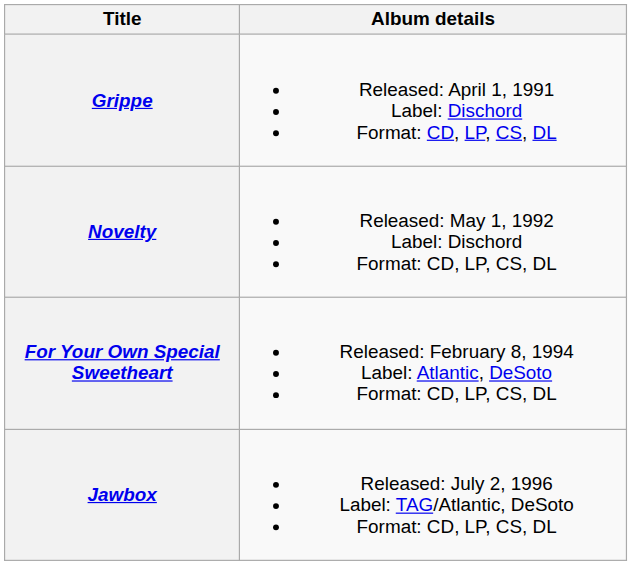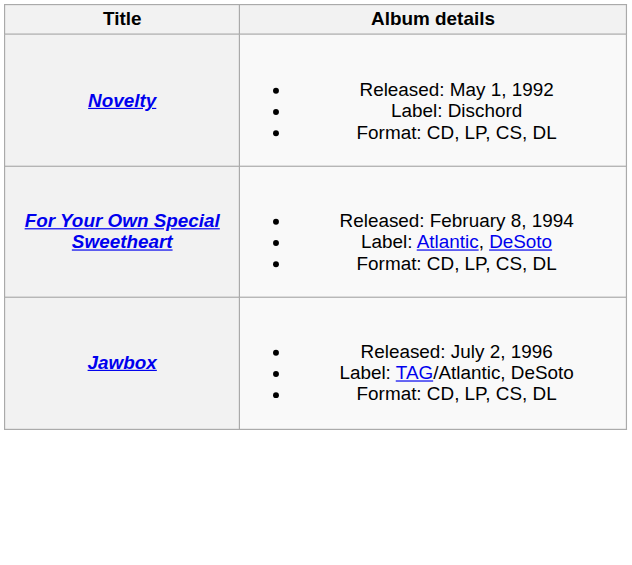- row: (122, 100)
